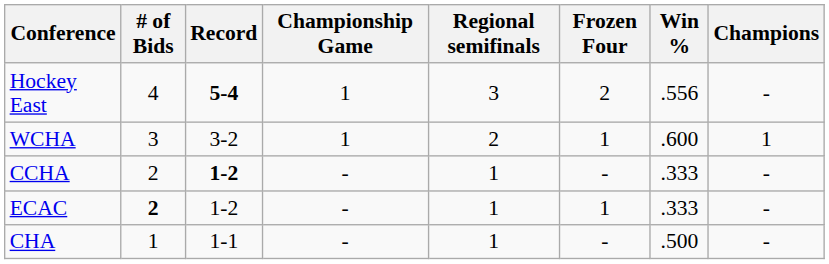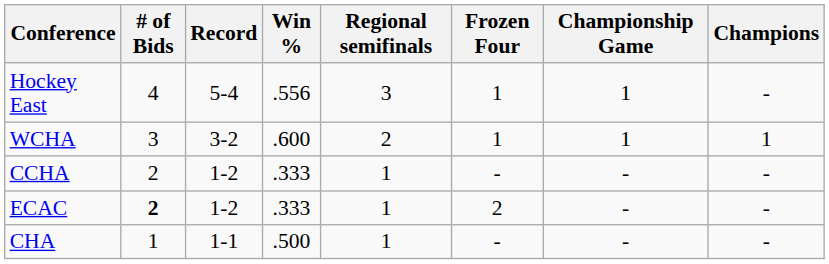columns swapped: (679, 33) <-> (345, 33)
(224, 92) bold -> (224, 92) normal
(605, 92) 2 -> (497, 92) 1
(224, 172) bold -> (224, 172) normal
(605, 207) 1 -> (497, 207) 2
